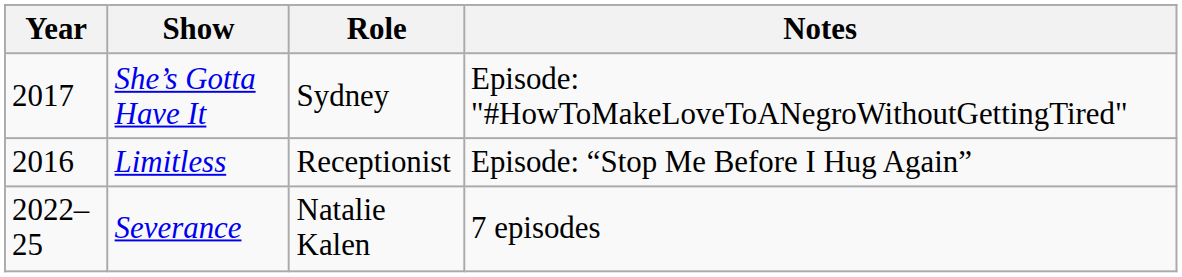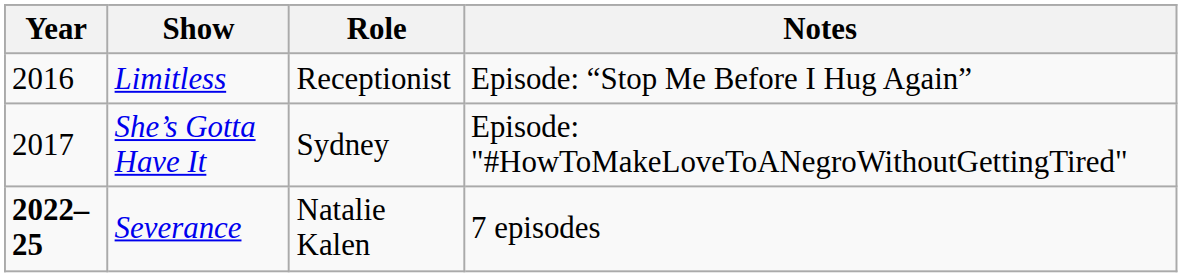rows swapped: (170, 161) <-> (185, 95)
(51, 228) normal -> (51, 228) bold
